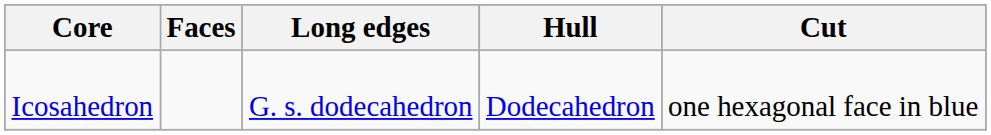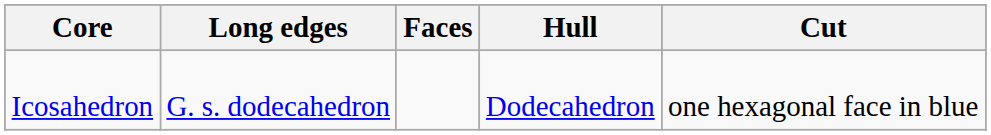columns swapped: (361, 27) <-> (201, 27)
